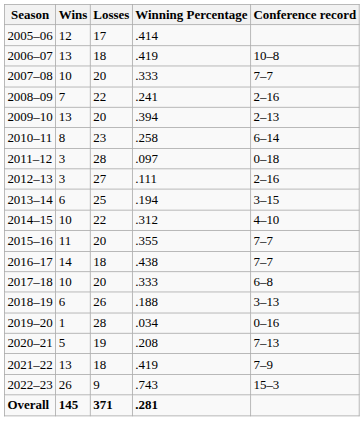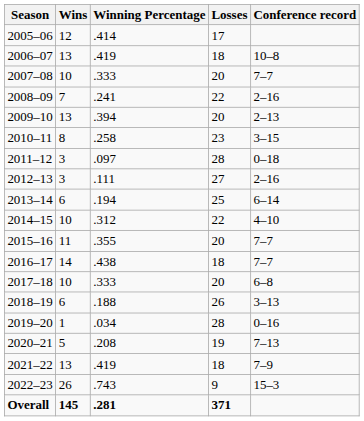columns swapped: (111, 14) <-> (191, 14)
(266, 138) 6–14 -> (266, 138) 3–15
(266, 199) 3–15 -> (266, 199) 6–14
